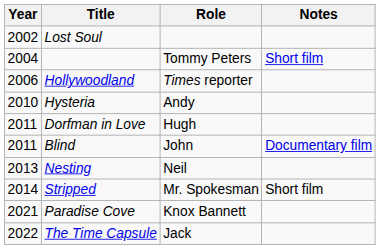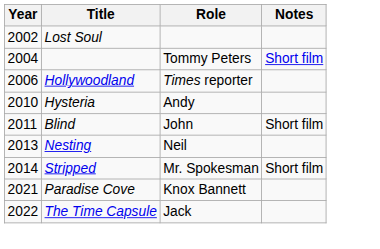- row: (95, 124)
(319, 146) Documentary film -> (294, 124) Short film
